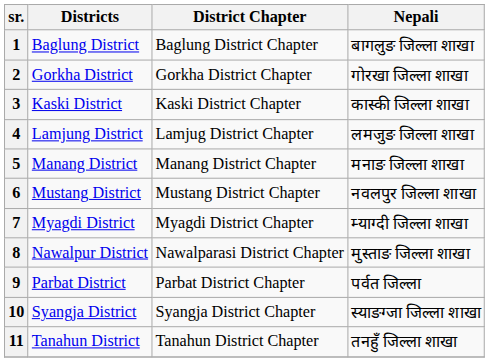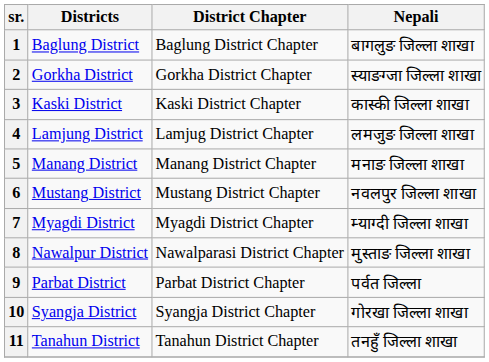(410, 75) गोरखा जिल्ला शाखा -> (416, 75) स्याङग्जा जिल्ला शाखा
(416, 312) स्याङग्जा जिल्ला शाखा -> (410, 312) गोरखा जिल्ला शाखा
